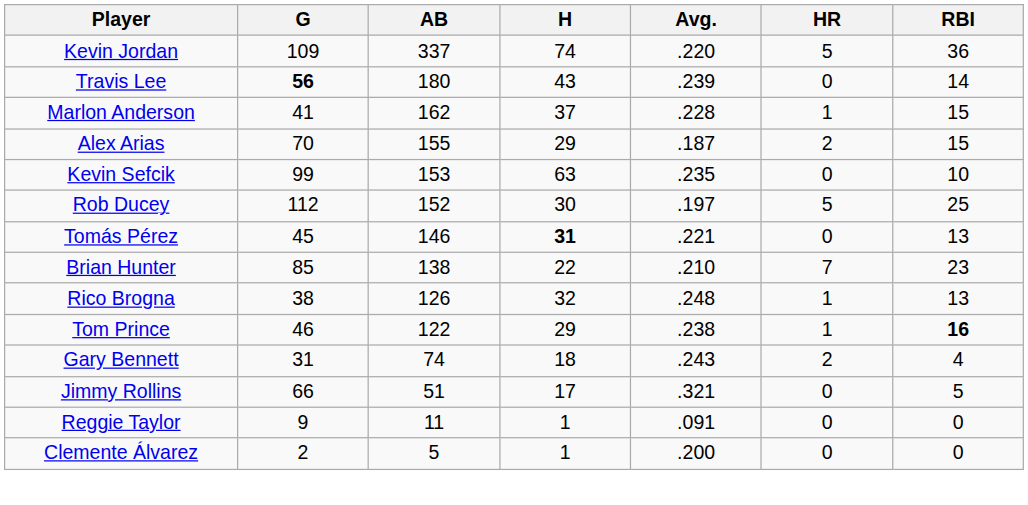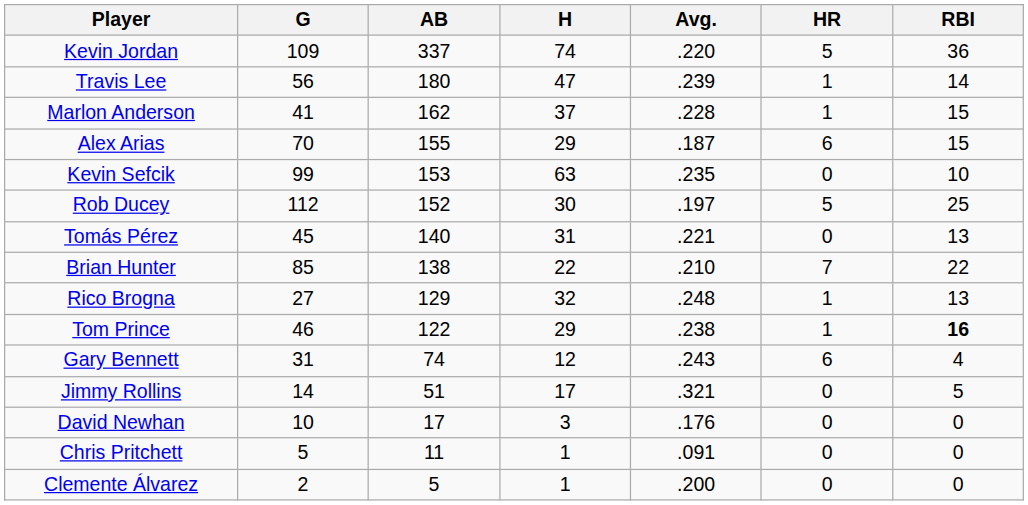(303, 81) bold -> (303, 81) normal
(565, 81) 43 -> (565, 81) 47
(827, 81) 0 -> (827, 81) 1
(827, 143) 2 -> (827, 143) 6
(434, 236) 146 -> (434, 236) 140
(565, 236) bold -> (565, 236) normal
(958, 267) 23 -> (958, 267) 22
(303, 298) 38 -> (303, 298) 27
(434, 298) 126 -> (434, 298) 129
(565, 360) 18 -> (565, 360) 12
(827, 360) 2 -> (827, 360) 6
(303, 391) 66 -> (303, 391) 14
+ row: (121, 422)
+ row: (121, 453)
- row: (121, 422)
